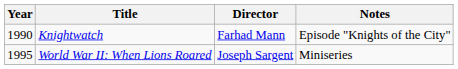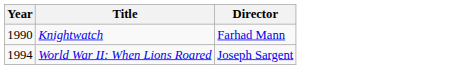- column: (375, 14)
(20, 54) 1995 -> (20, 54) 1994
